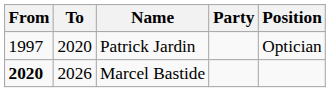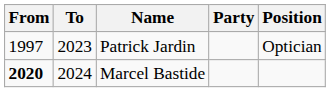(75, 45) 2020 -> (75, 45) 2023
(75, 73) 2026 -> (75, 73) 2024
